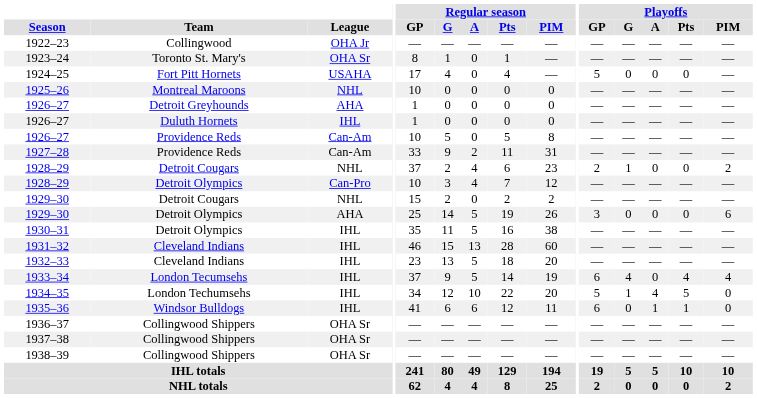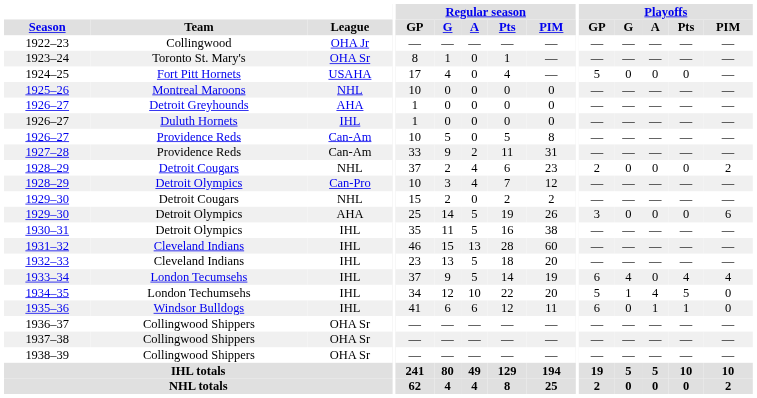(628, 167) 1 -> (628, 167) 0
